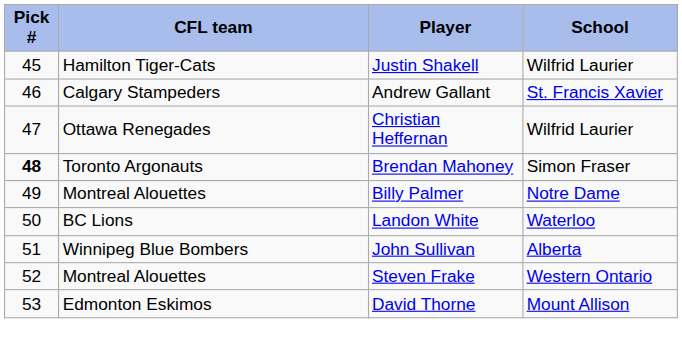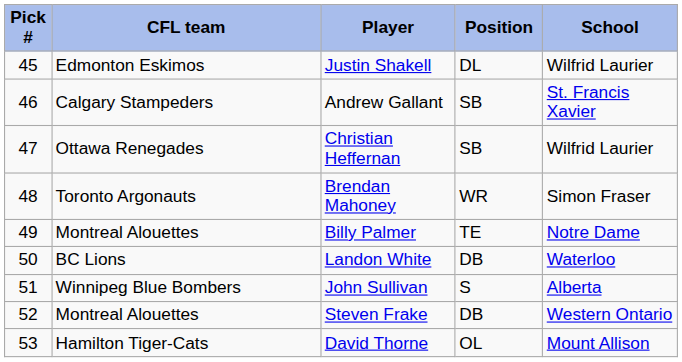+ column: (499, 27)
(139, 65) Hamilton Tiger-Cats -> (130, 65) Edmonton Eskimos
(32, 166) bold -> (28, 195) normal
(137, 303) Edmonton Eskimos -> (132, 342) Hamilton Tiger-Cats
